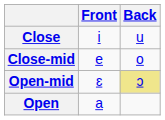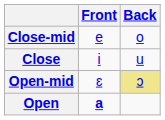rows swapped: (41, 37) <-> (41, 59)
(99, 103) normal -> (99, 103) bold
